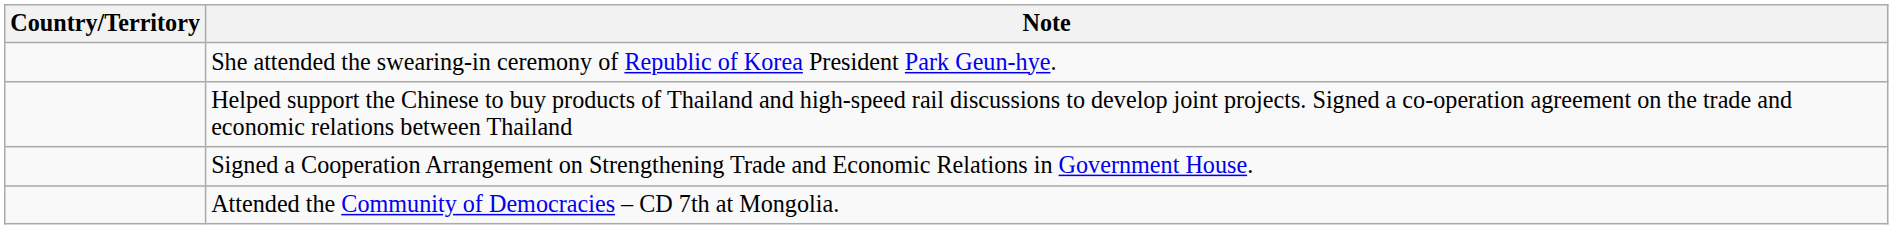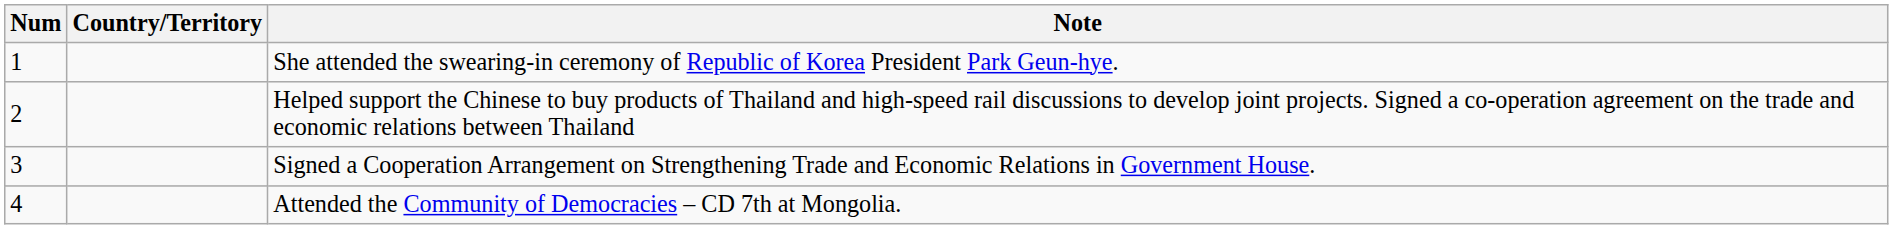+ column: (36, 23)
